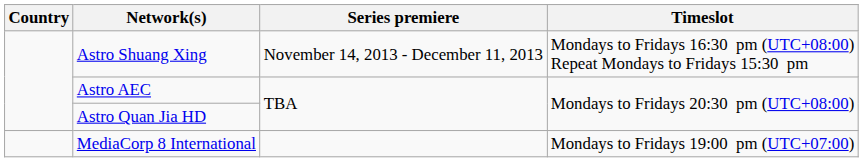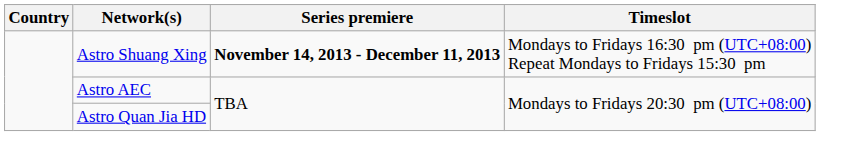(403, 53) normal -> (357, 53) bold
- row: (166, 143)
